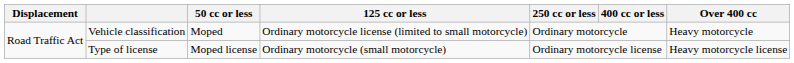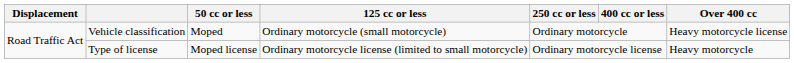(395, 31) Ordinary motorcycle license (limited to small motorcycle) -> (354, 31) Ordinary motorcycle (small motorcycle)
(711, 31) Heavy motorcycle -> (728, 31) Heavy motorcycle license
(354, 49) Ordinary motorcycle (small motorcycle) -> (395, 49) Ordinary motorcycle license (limited to small motorcycle)
(728, 49) Heavy motorcycle license -> (711, 49) Heavy motorcycle
